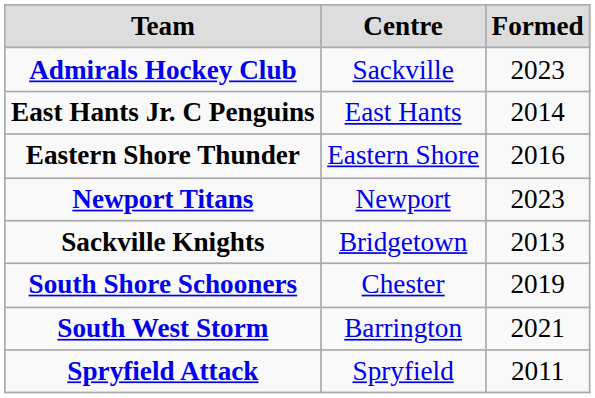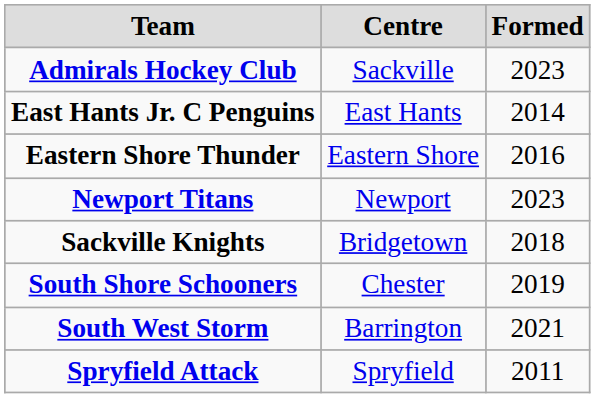(538, 241) 2013 -> (538, 241) 2018
